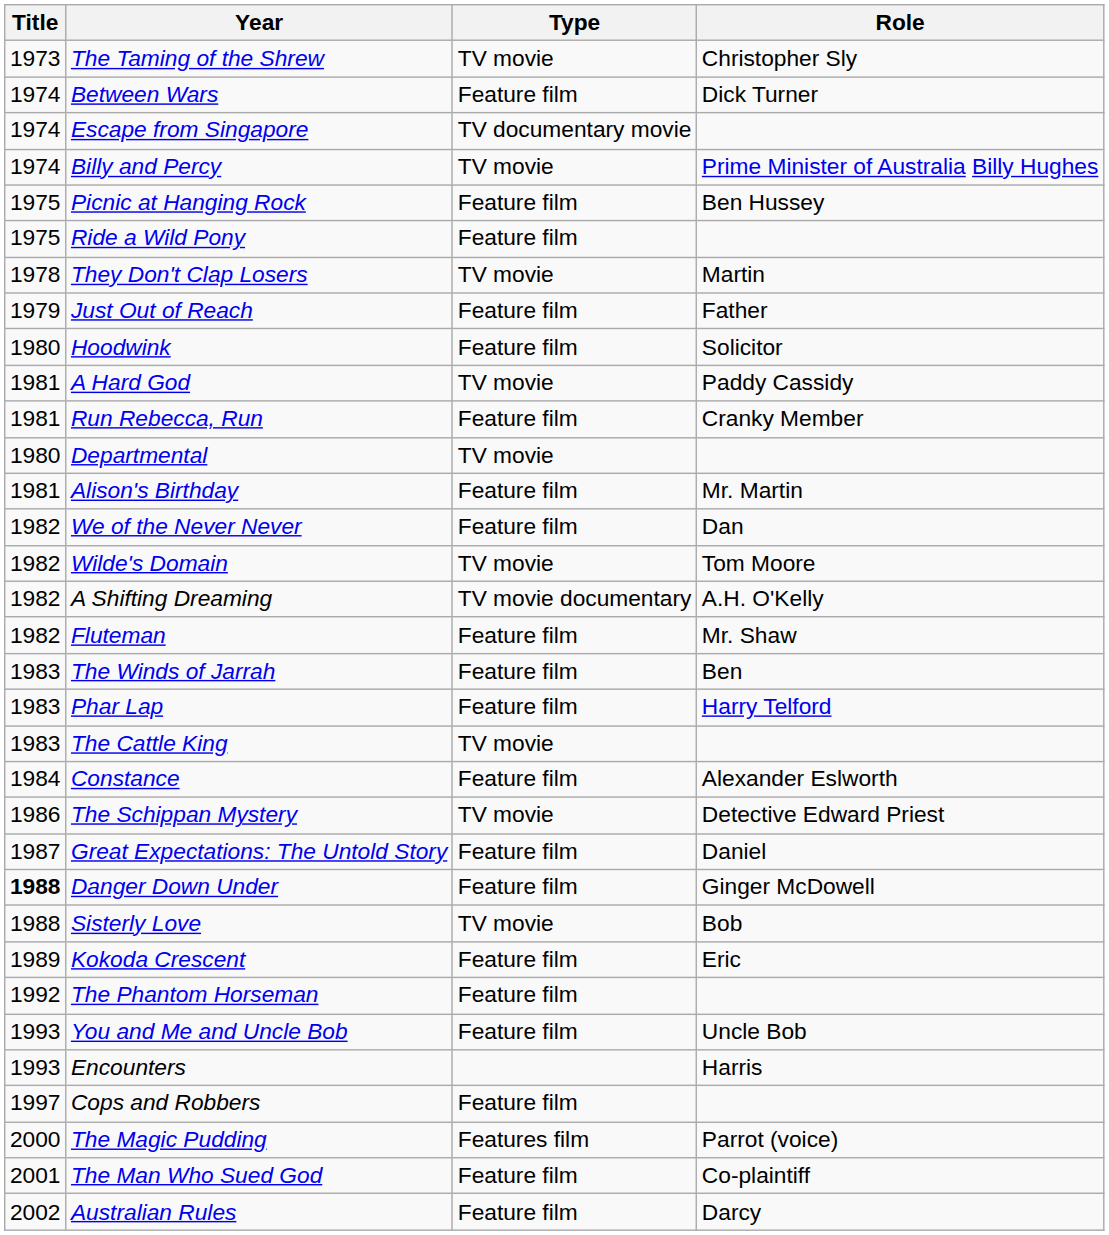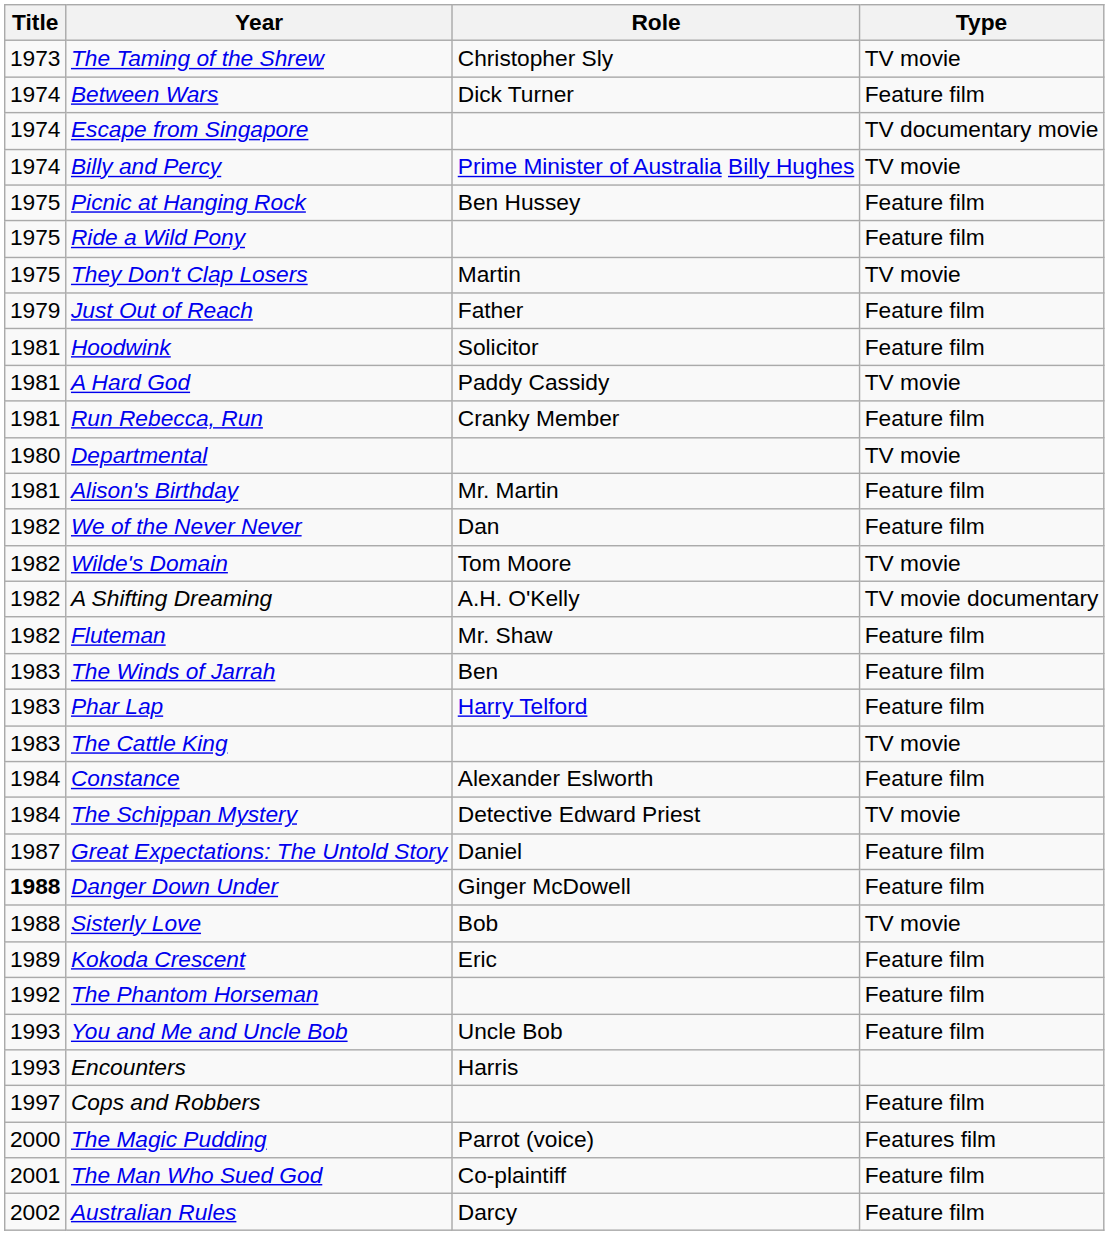columns swapped: (900, 22) <-> (575, 22)
(35, 274) 1978 -> (35, 274) 1975
(35, 346) 1980 -> (35, 346) 1981
(35, 815) 1986 -> (35, 815) 1984
